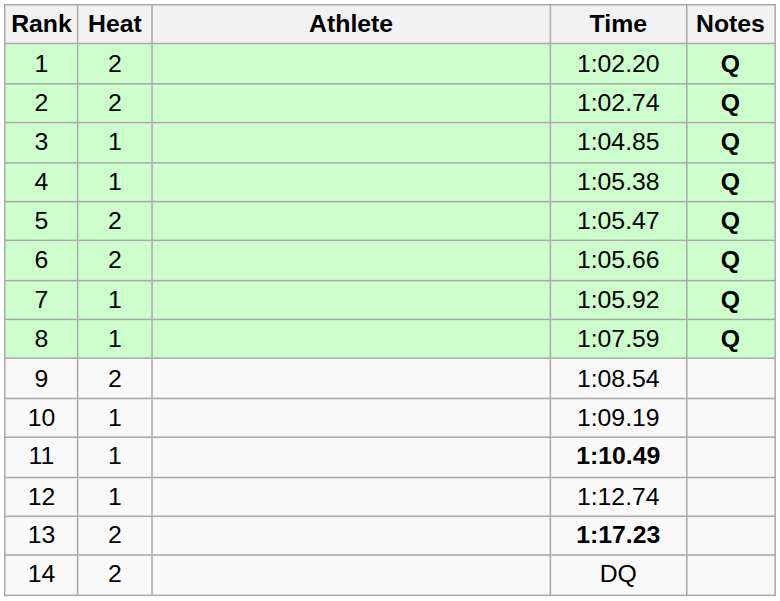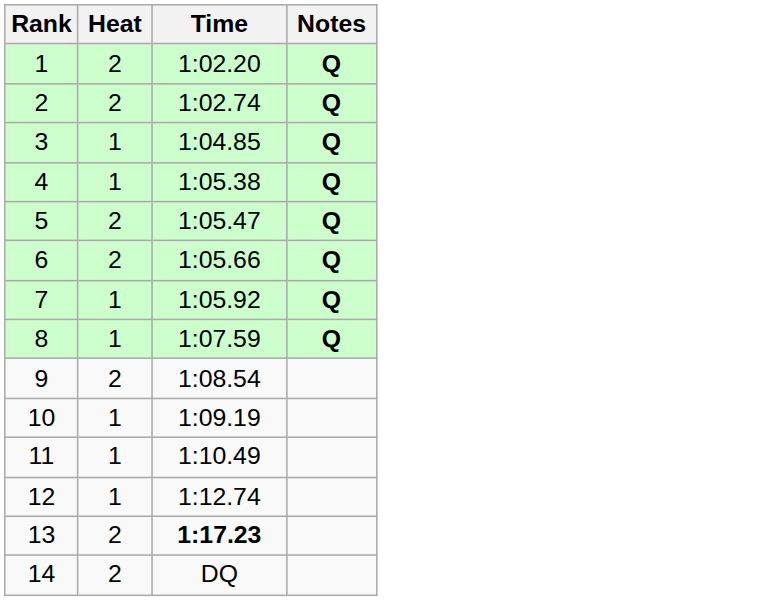- column: (351, 24)
(618, 456) bold -> (219, 456) normal
